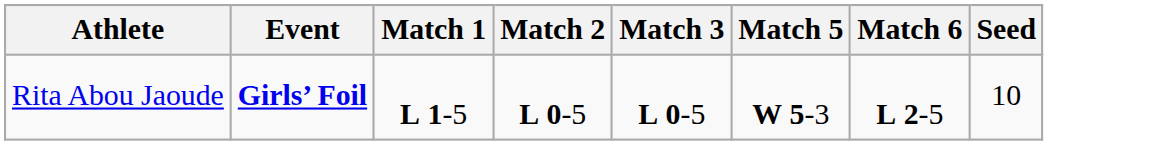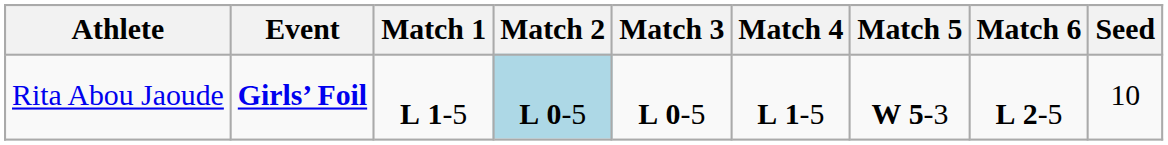+ column: (791, 29)
(553, 113) no background -> (553, 113) lightblue background
